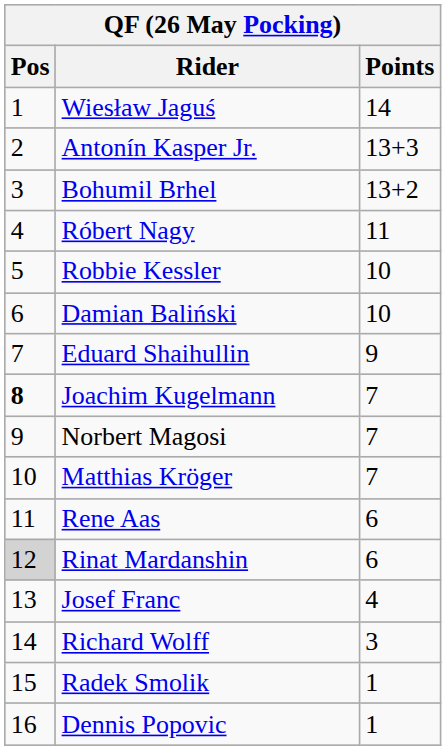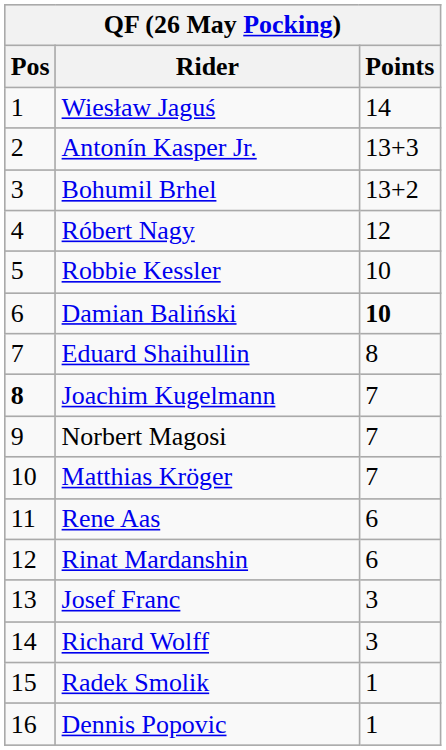(378, 230) 11 -> (378, 230) 12
(378, 312) normal -> (378, 312) bold
(372, 353) 9 -> (372, 353) 8
(24, 559) lightgrey background -> (24, 559) no background
(372, 600) 4 -> (372, 600) 3
